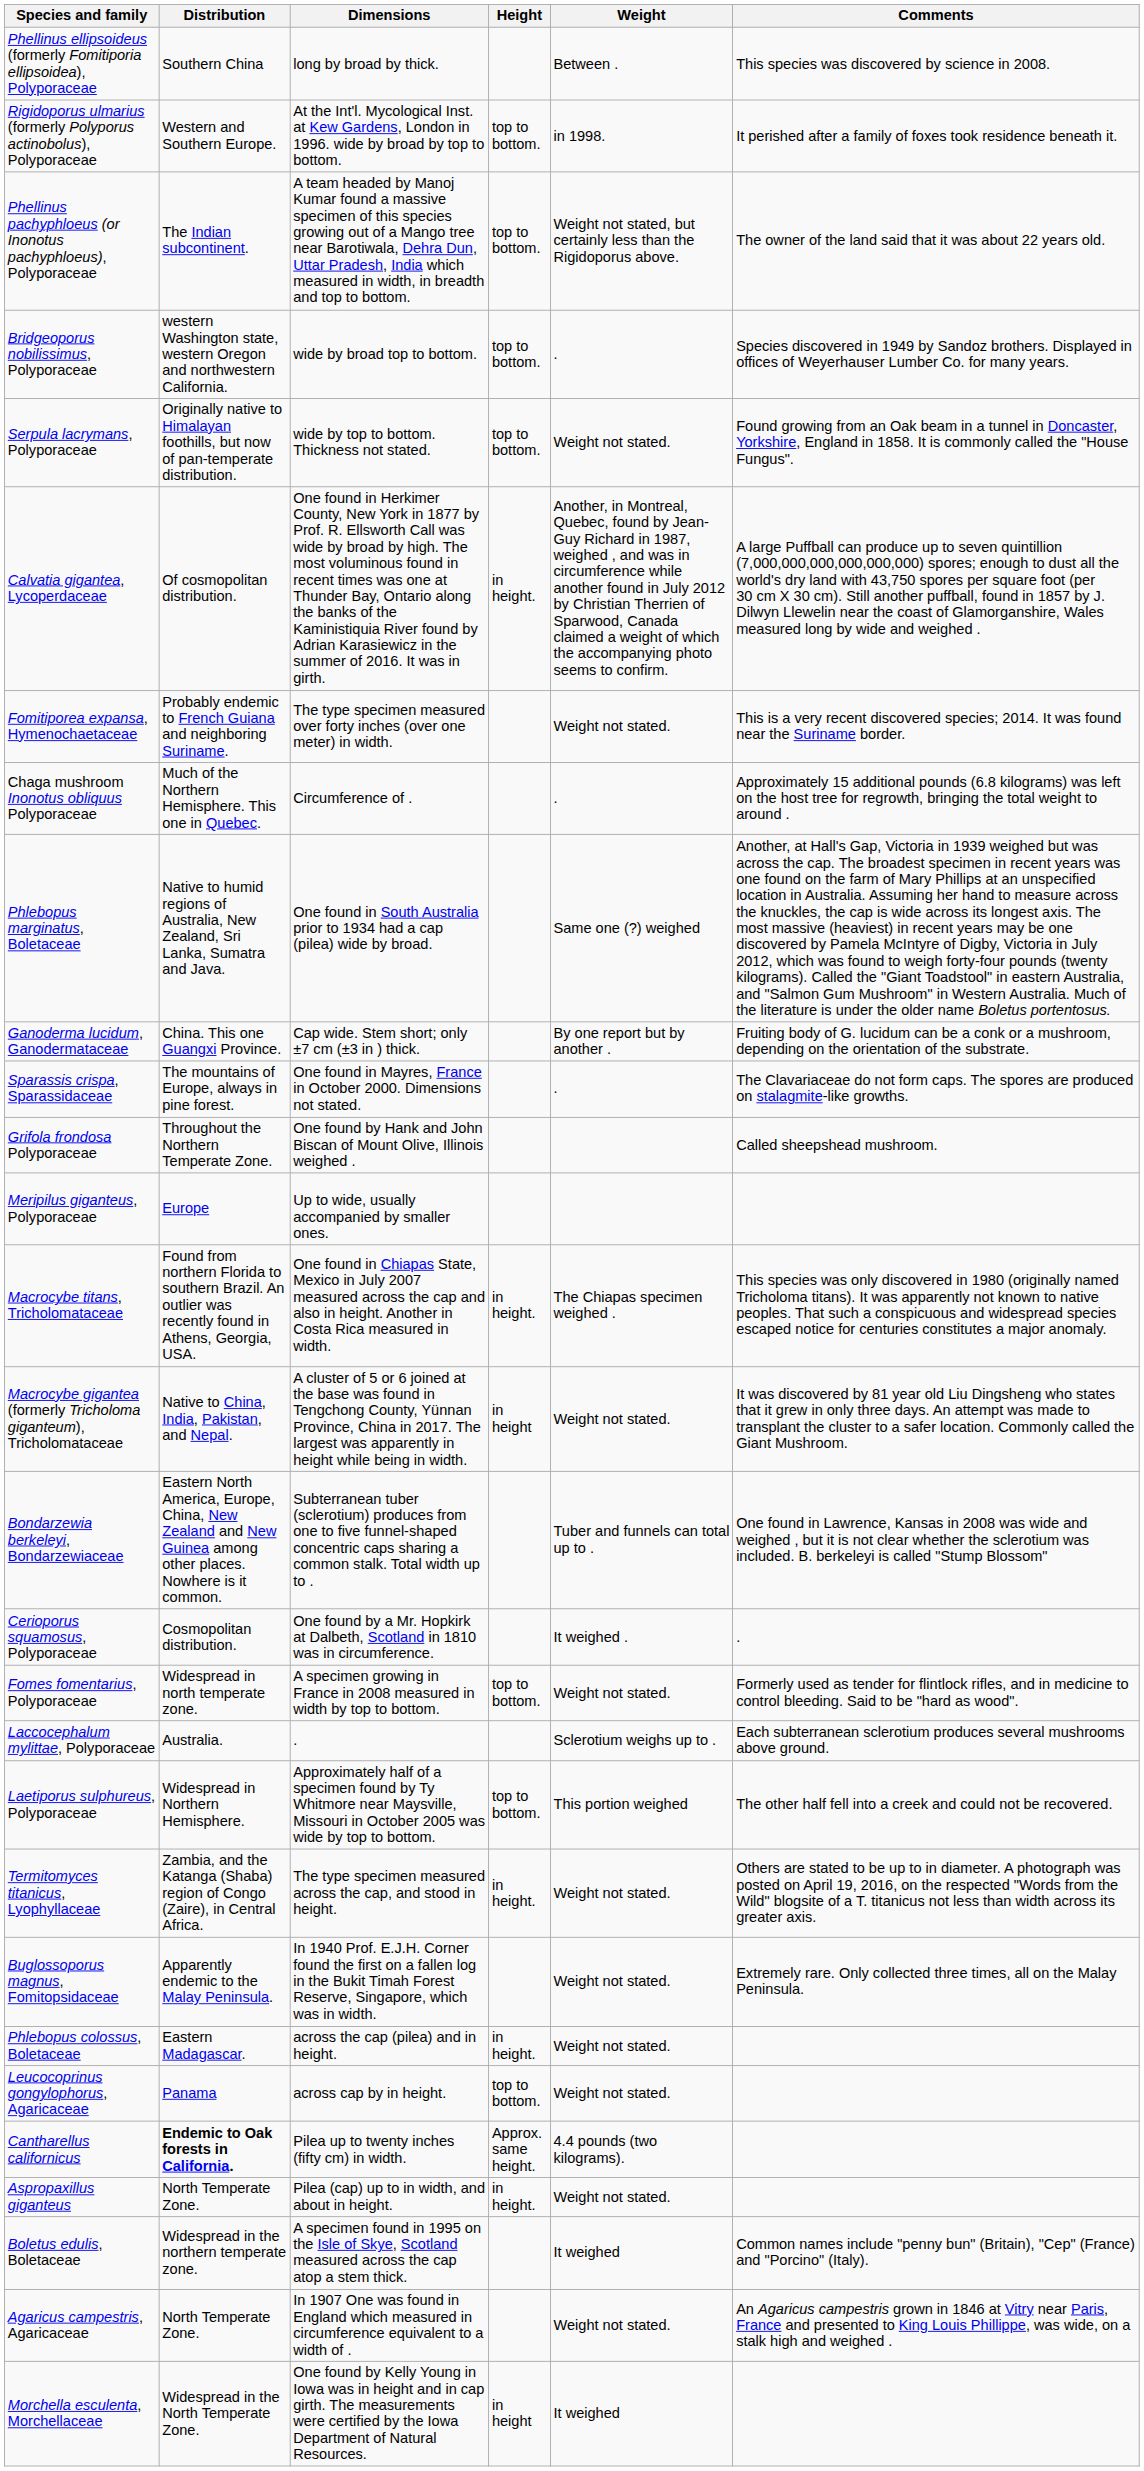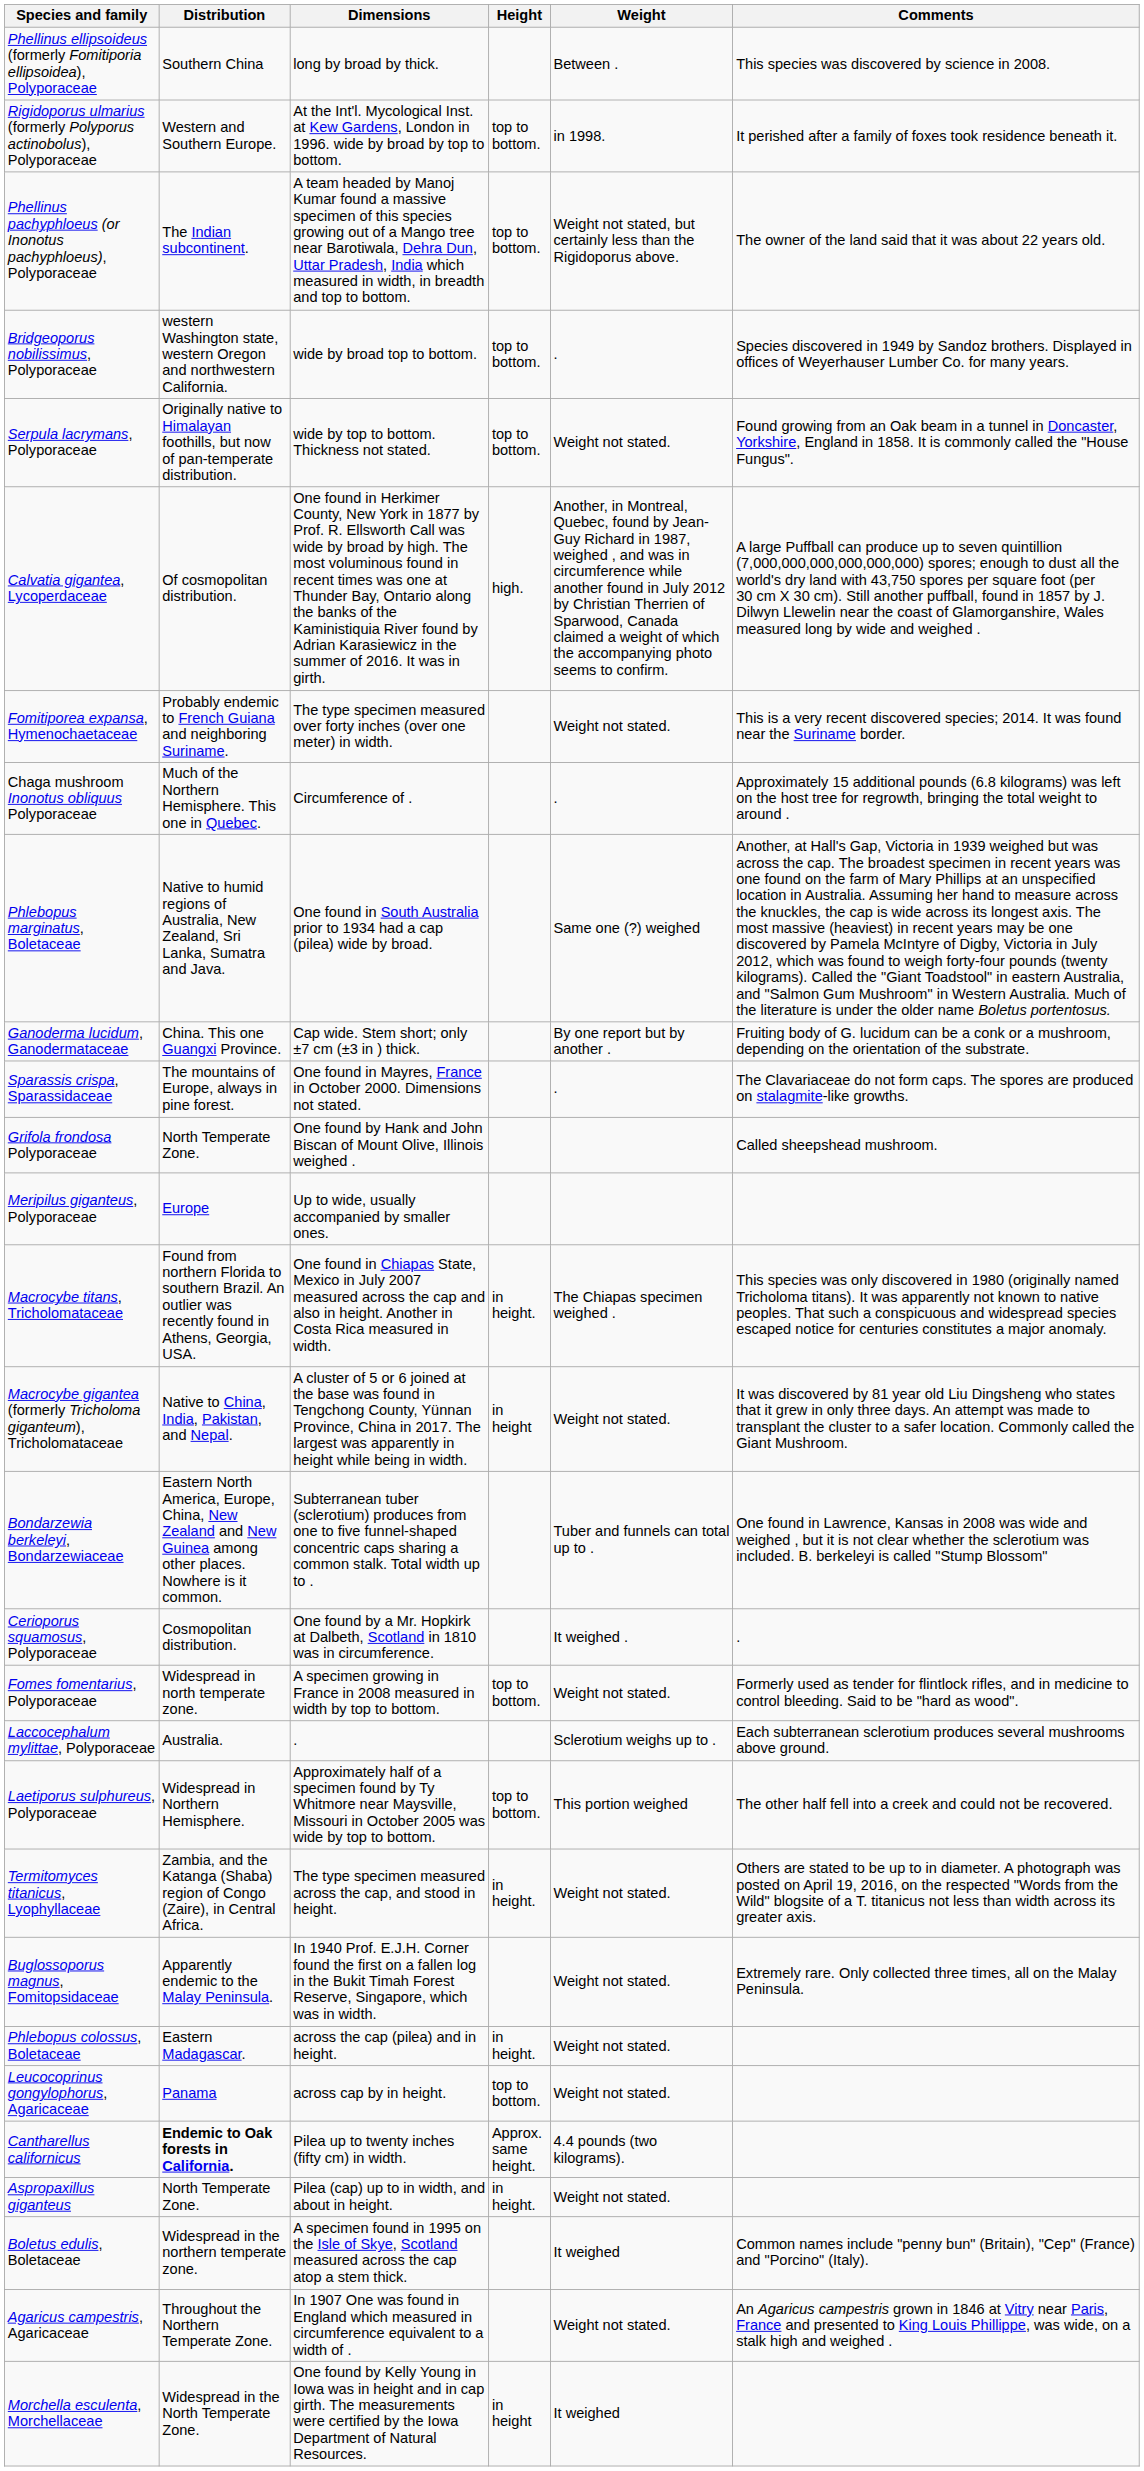(514, 588) in height. -> (508, 588) high.
(217, 1144) Throughout the Northern Temperate Zone. -> (216, 1144) North Temperate Zone.
(216, 2325) North Temperate Zone. -> (217, 2325) Throughout the Northern Temperate Zone.
